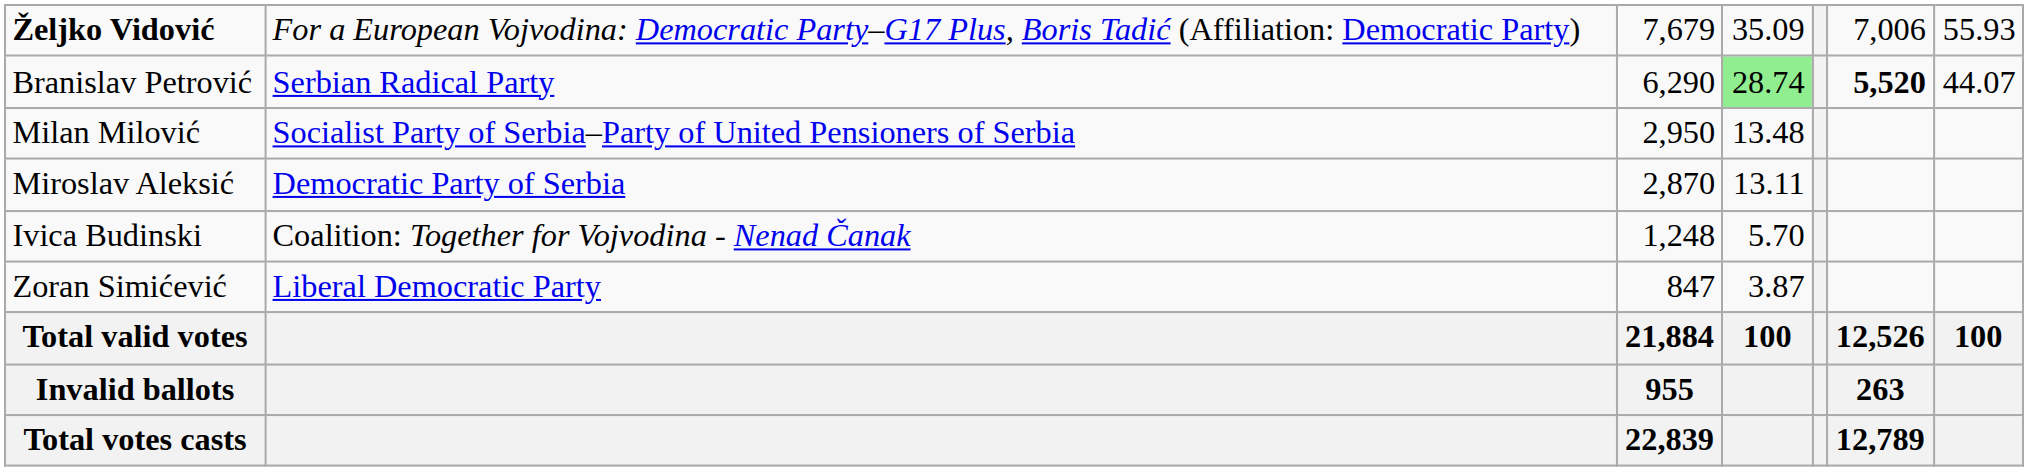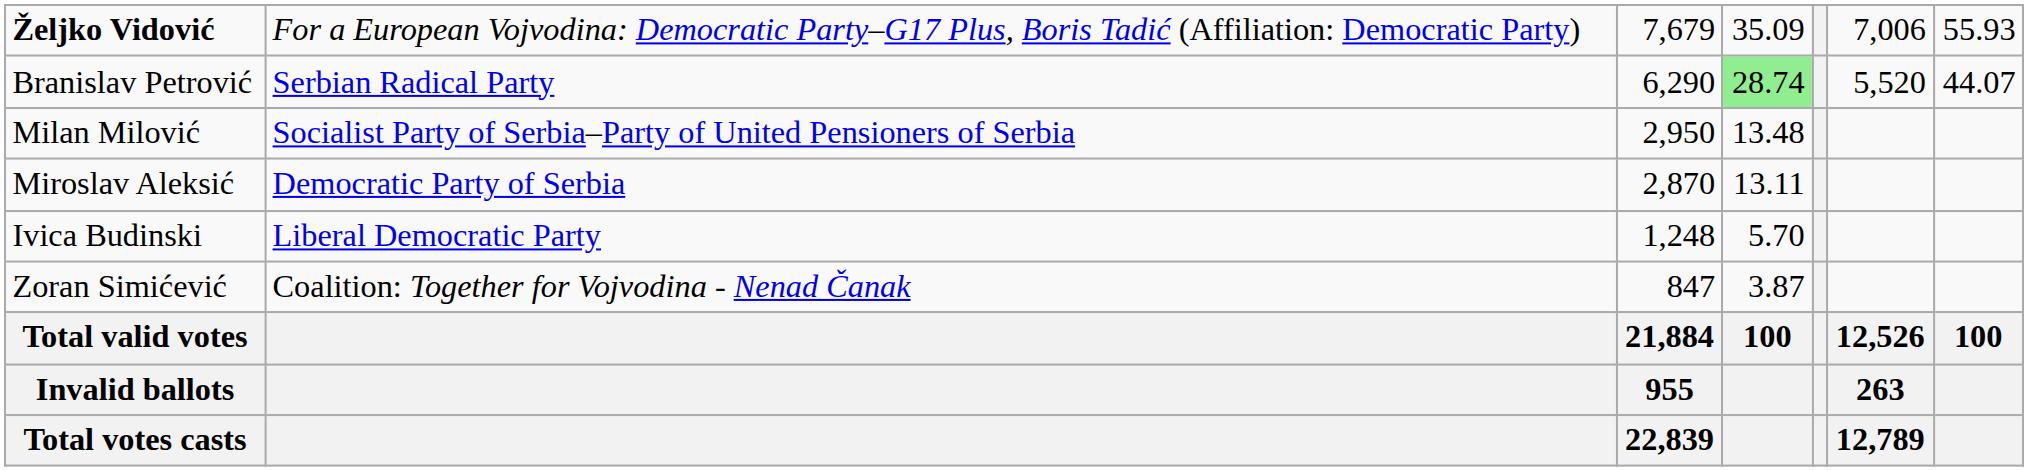(1890, 81) bold -> (1890, 81) normal
(592, 235) Coalition: Together for Vojvodina - Nenad Čanak -> (437, 235) Liberal Democratic Party
(437, 286) Liberal Democratic Party -> (592, 286) Coalition: Together for Vojvodina - Nenad Čanak
